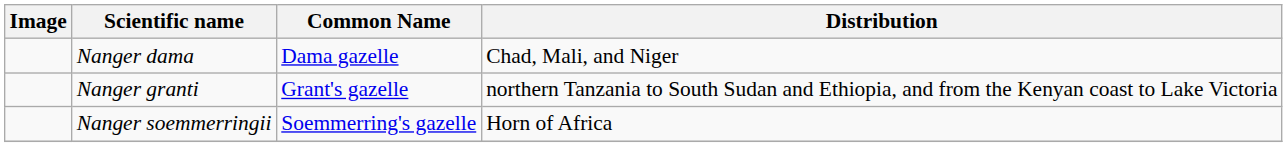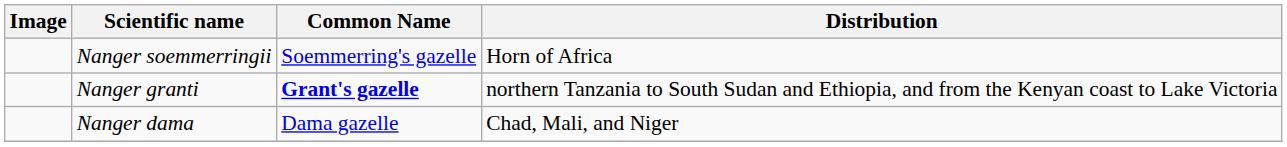rows swapped: (135, 55) <-> (174, 123)
(345, 89) normal -> (350, 89) bold
